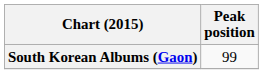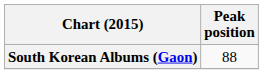(229, 56) 99 -> (229, 56) 88
